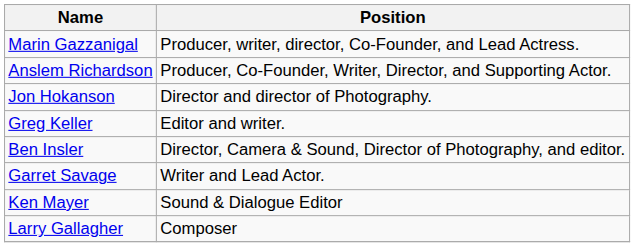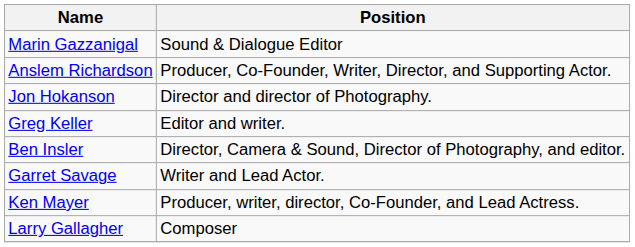(370, 44) Producer, writer, director, Co-Founder, and Lead Actress. -> (251, 44) Sound & Dialogue Editor
(251, 202) Sound & Dialogue Editor -> (370, 202) Producer, writer, director, Co-Founder, and Lead Actress.
